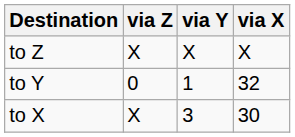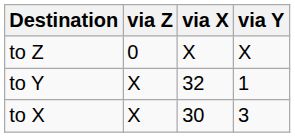columns swapped: (205, 20) <-> (261, 20)
(134, 52) X -> (133, 52) 0
(133, 83) 0 -> (134, 83) X
